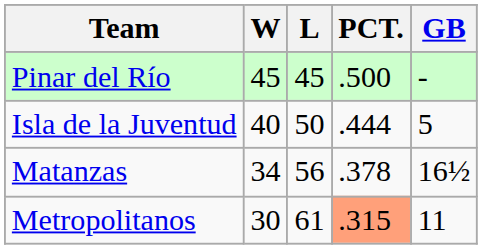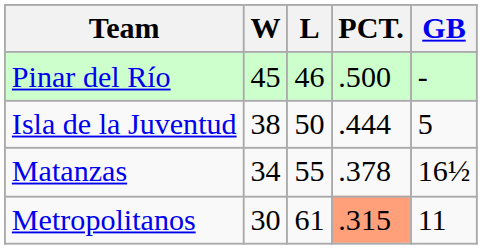(309, 76) 45 -> (309, 76) 46
(265, 123) 40 -> (265, 123) 38
(309, 171) 56 -> (309, 171) 55
